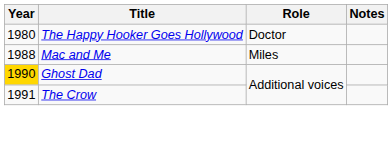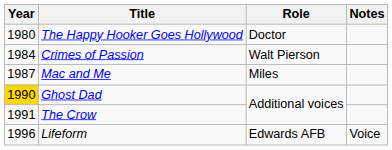+ row: (93, 54)
(21, 54) 1988 -> (21, 74) 1987
+ row: (64, 134)
